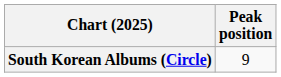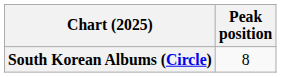(246, 59) 9 -> (246, 59) 8
